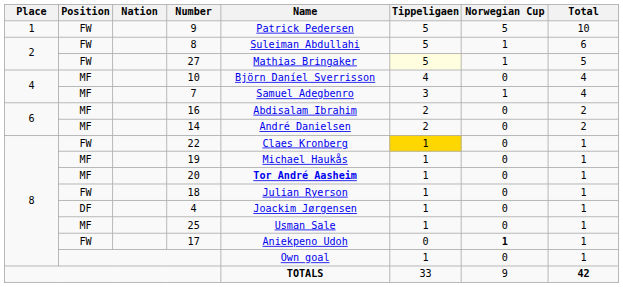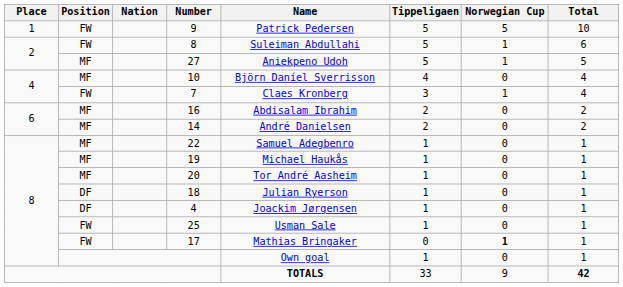(86, 62) FW -> (86, 62) MF
(305, 62) Mathias Bringaker -> (305, 62) Aniekpeno Udoh
(426, 62) lightyellow background -> (426, 62) no background
(86, 95) MF -> (86, 95) FW
(305, 95) Samuel Adegbenro -> (305, 95) Claes Kronberg
(86, 144) FW -> (86, 144) MF
(305, 144) Claes Kronberg -> (305, 144) Samuel Adegbenro
(426, 144) gold background -> (426, 144) no background
(305, 176) bold -> (305, 176) normal
(86, 193) FW -> (86, 193) DF
(86, 225) MF -> (86, 225) FW
(305, 242) Aniekpeno Udoh -> (305, 242) Mathias Bringaker
